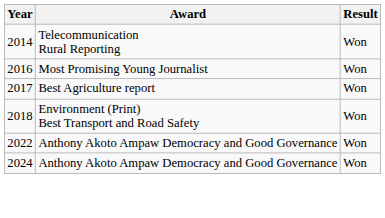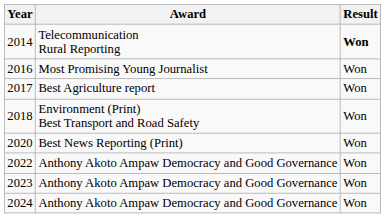(355, 41) normal -> (356, 41) bold
+ row: (20, 143)
+ row: (20, 183)
